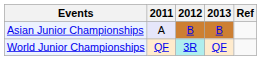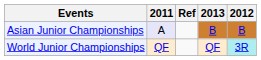columns swapped: (190, 13) <-> (245, 13)
